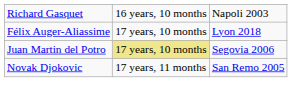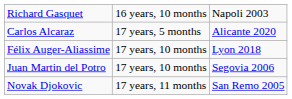+ row: (41, 31)
(161, 49) khaki background -> (161, 67) no background
